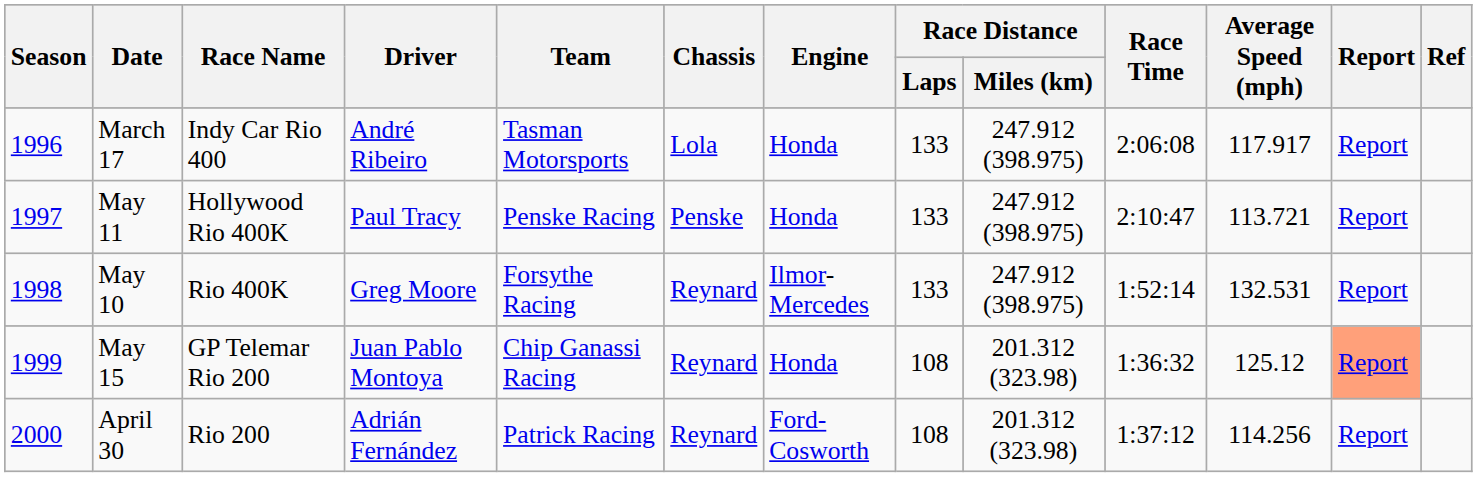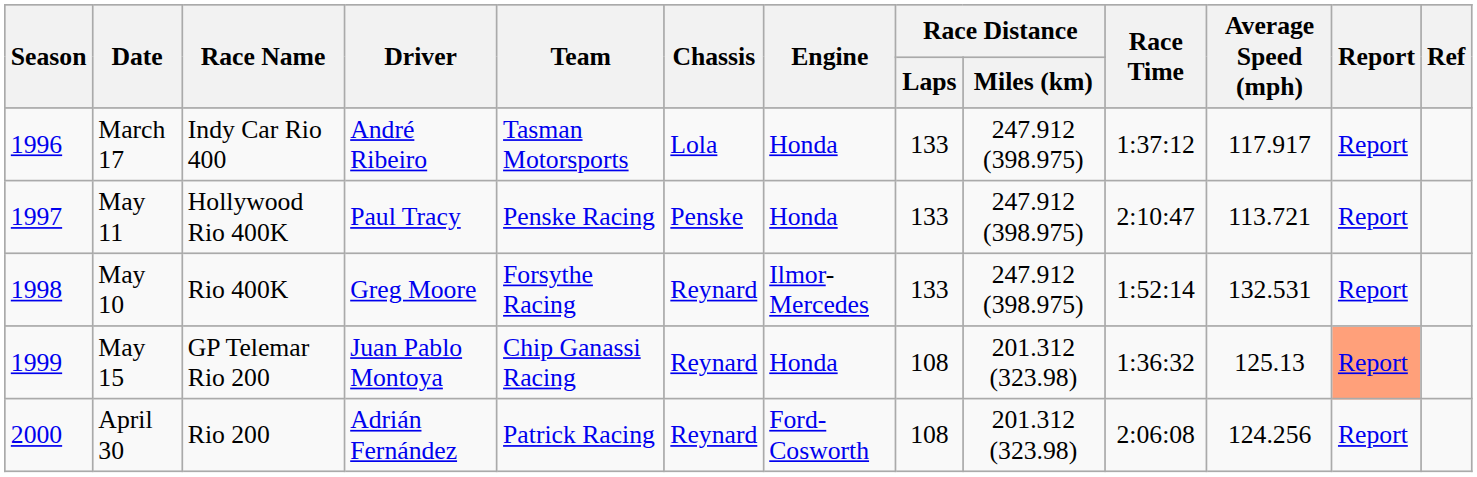(1156, 144) 2:06:08 -> (1156, 144) 1:37:12
(1270, 362) 125.12 -> (1270, 362) 125.13
(1156, 435) 1:37:12 -> (1156, 435) 2:06:08
(1270, 435) 114.256 -> (1270, 435) 124.256
